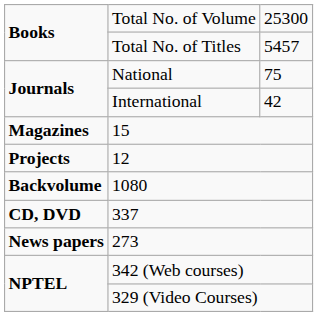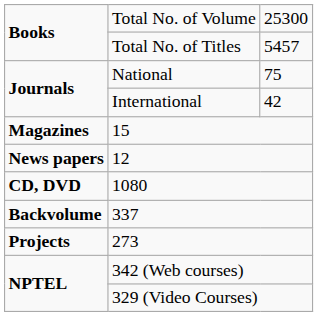(39, 158) Projects -> (56, 158) News papers
(55, 185) Backvolume -> (45, 185) CD, DVD
(45, 213) CD, DVD -> (55, 213) Backvolume
(56, 241) News papers -> (39, 241) Projects
